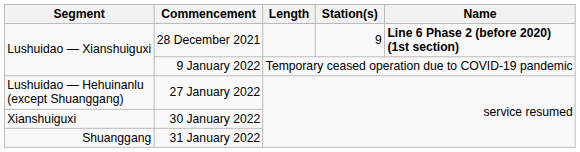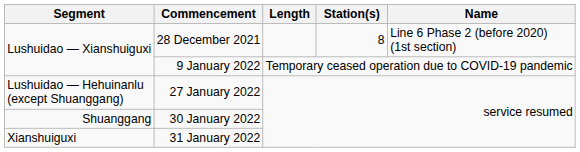(378, 40) 9 -> (381, 40) 8
(469, 40) bold -> (469, 40) normal
(42, 118) Xianshuiguxi -> (117, 118) Shuanggang
(117, 137) Shuanggang -> (42, 137) Xianshuiguxi
